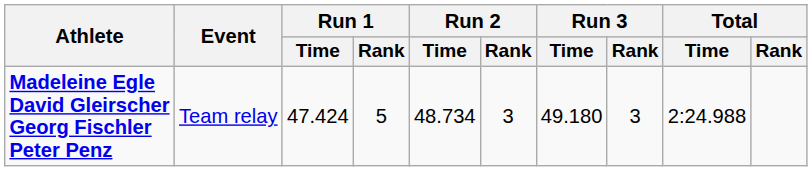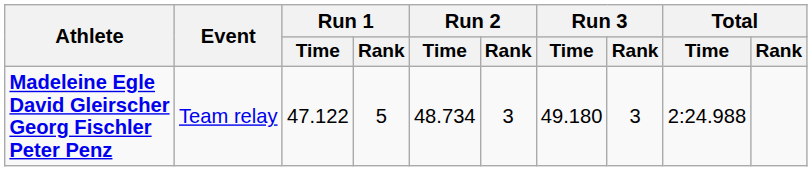(318, 117) 47.424 -> (318, 117) 47.122
